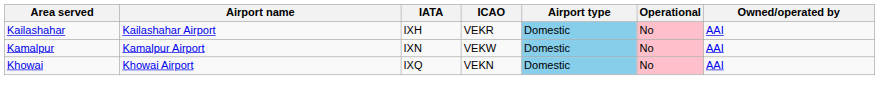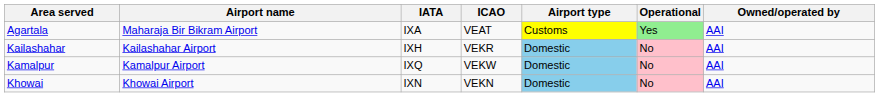+ row: (27, 30)
(413, 48) IXN -> (413, 65) IXQ
(413, 65) IXQ -> (413, 83) IXN
